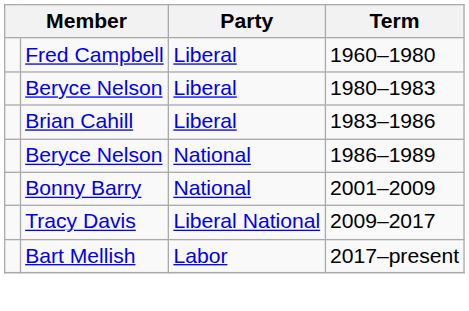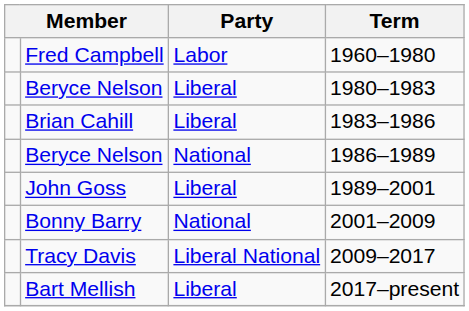(205, 54) Liberal -> (200, 54) Labor
+ row: (383, 188)
(200, 255) Labor -> (205, 289) Liberal
